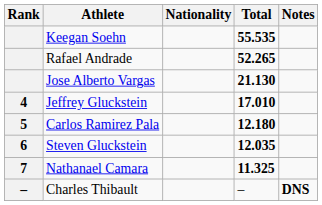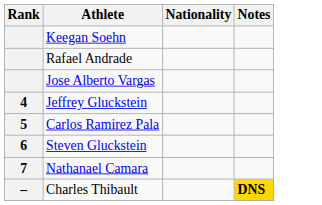- column: (257, 15)
(296, 189) no background -> (251, 189) gold background
